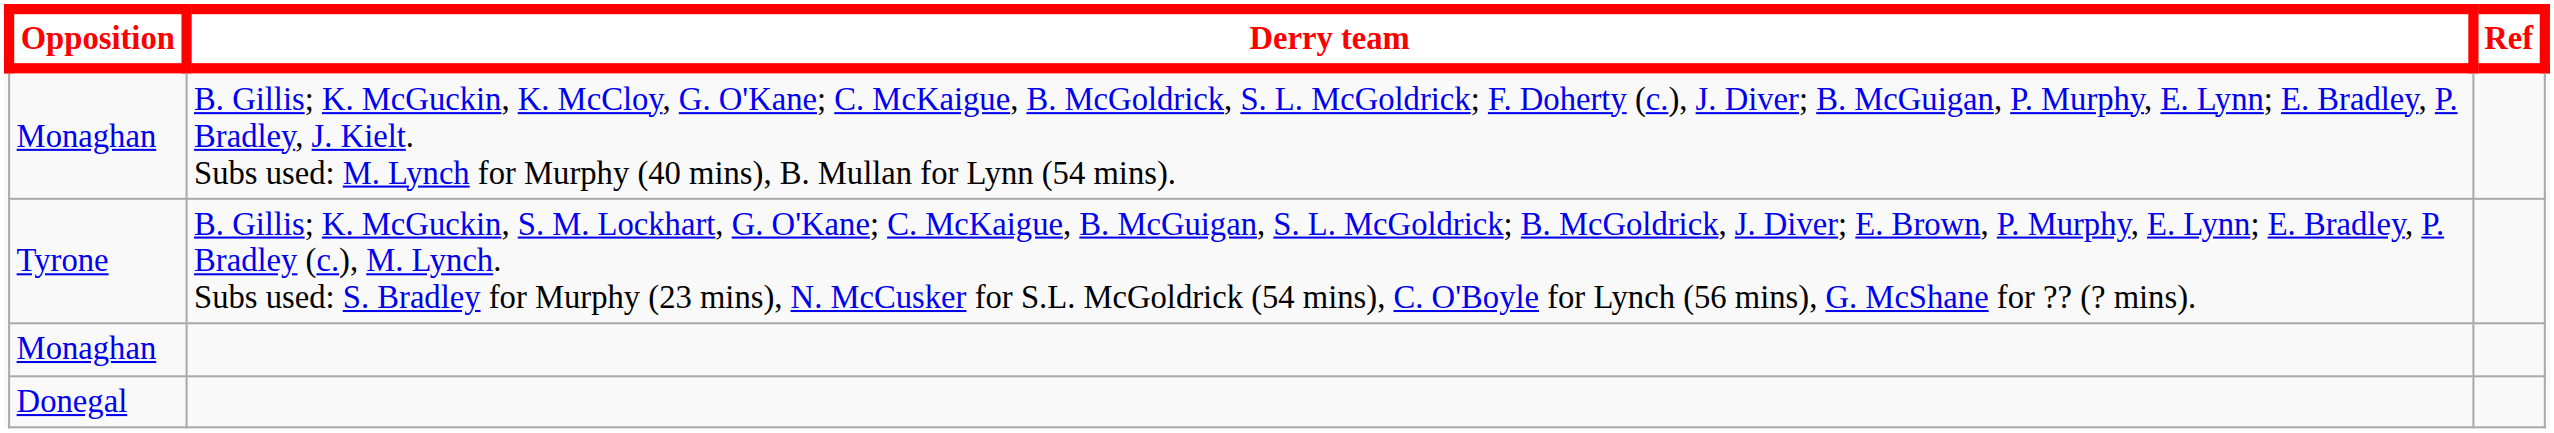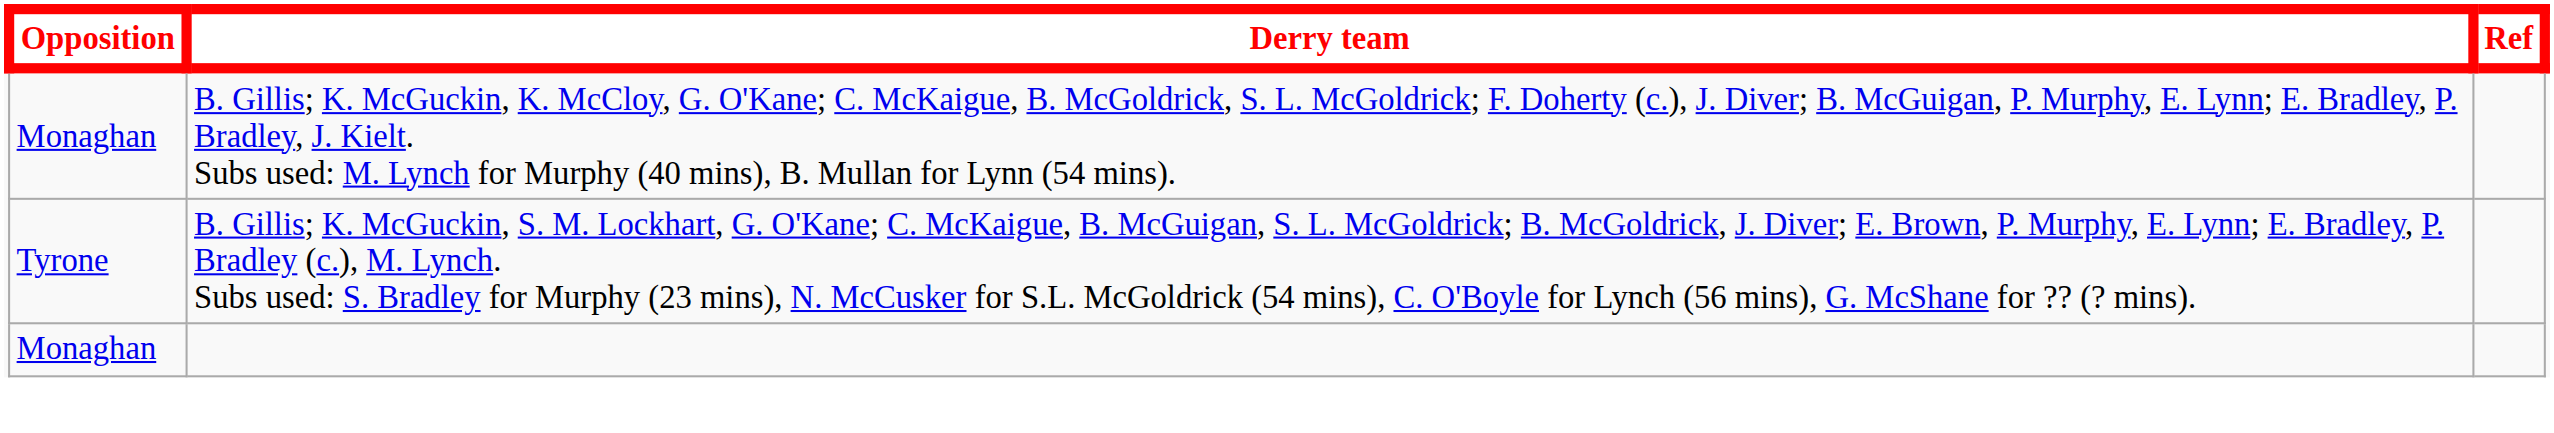- row: (72, 400)
